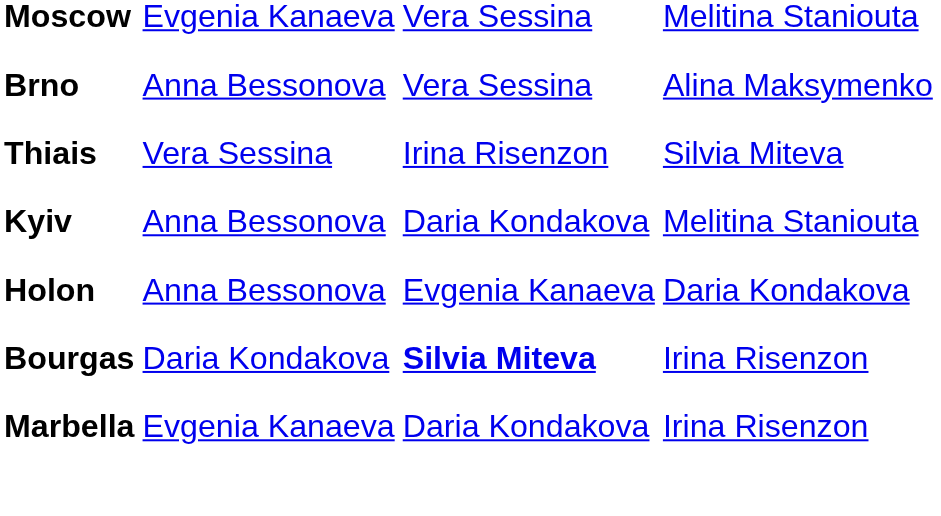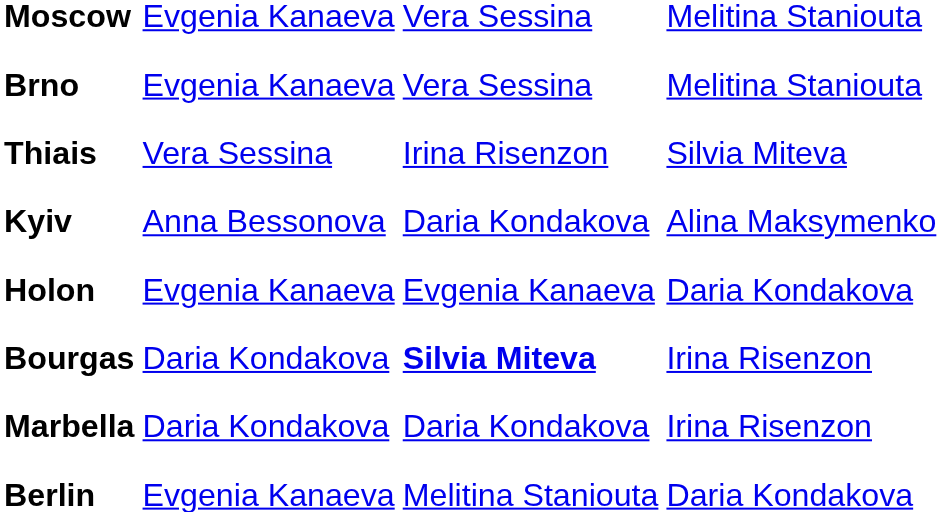(264, 85) Anna Bessonova -> (269, 85) Evgenia Kanaeva
(798, 85) Alina Maksymenko -> (794, 85) Melitina Staniouta
(791, 221) Melitina Staniouta -> (801, 221) Alina Maksymenko
(264, 290) Anna Bessonova -> (269, 290) Evgenia Kanaeva
(269, 426) Evgenia Kanaeva -> (266, 426) Daria Kondakova
+ row: (50, 495)
